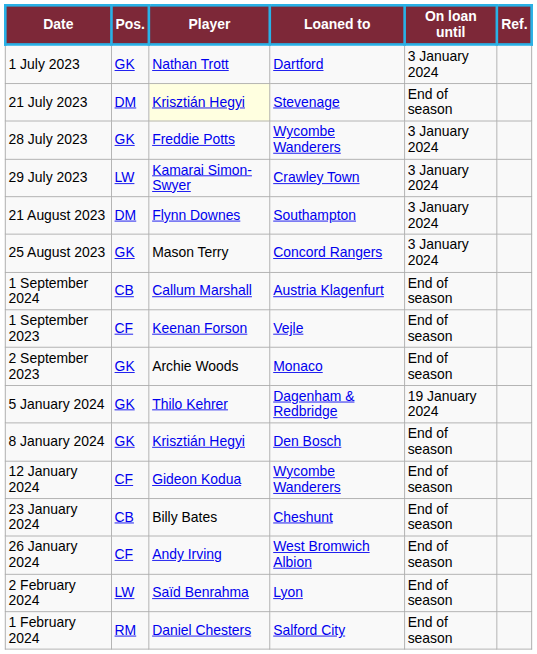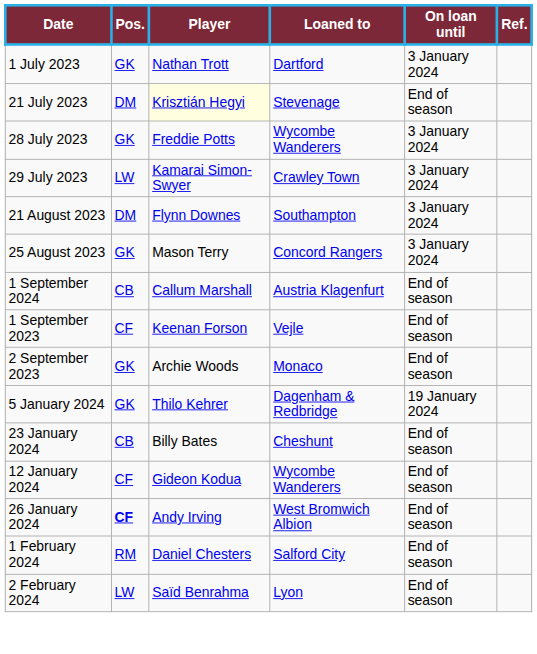- row: (56, 441)
rows swapped: (43, 479) <-> (43, 517)
(124, 555) normal -> (124, 517) bold
rows swapped: (42, 630) <-> (42, 592)
